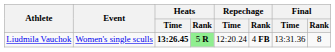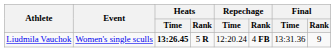(202, 40) lightgreen background -> (202, 40) no background
(319, 40) 8 -> (319, 40) 9
